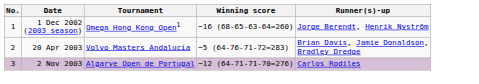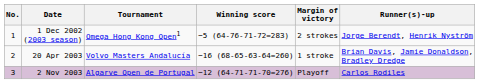+ column: (318, 15)
(246, 27) −16 (68-65-63-64=260) -> (244, 36) −5 (64-76-71-72=283)
(244, 48) −5 (64-76-71-72=283) -> (246, 56) −16 (68-65-63-64=260)
